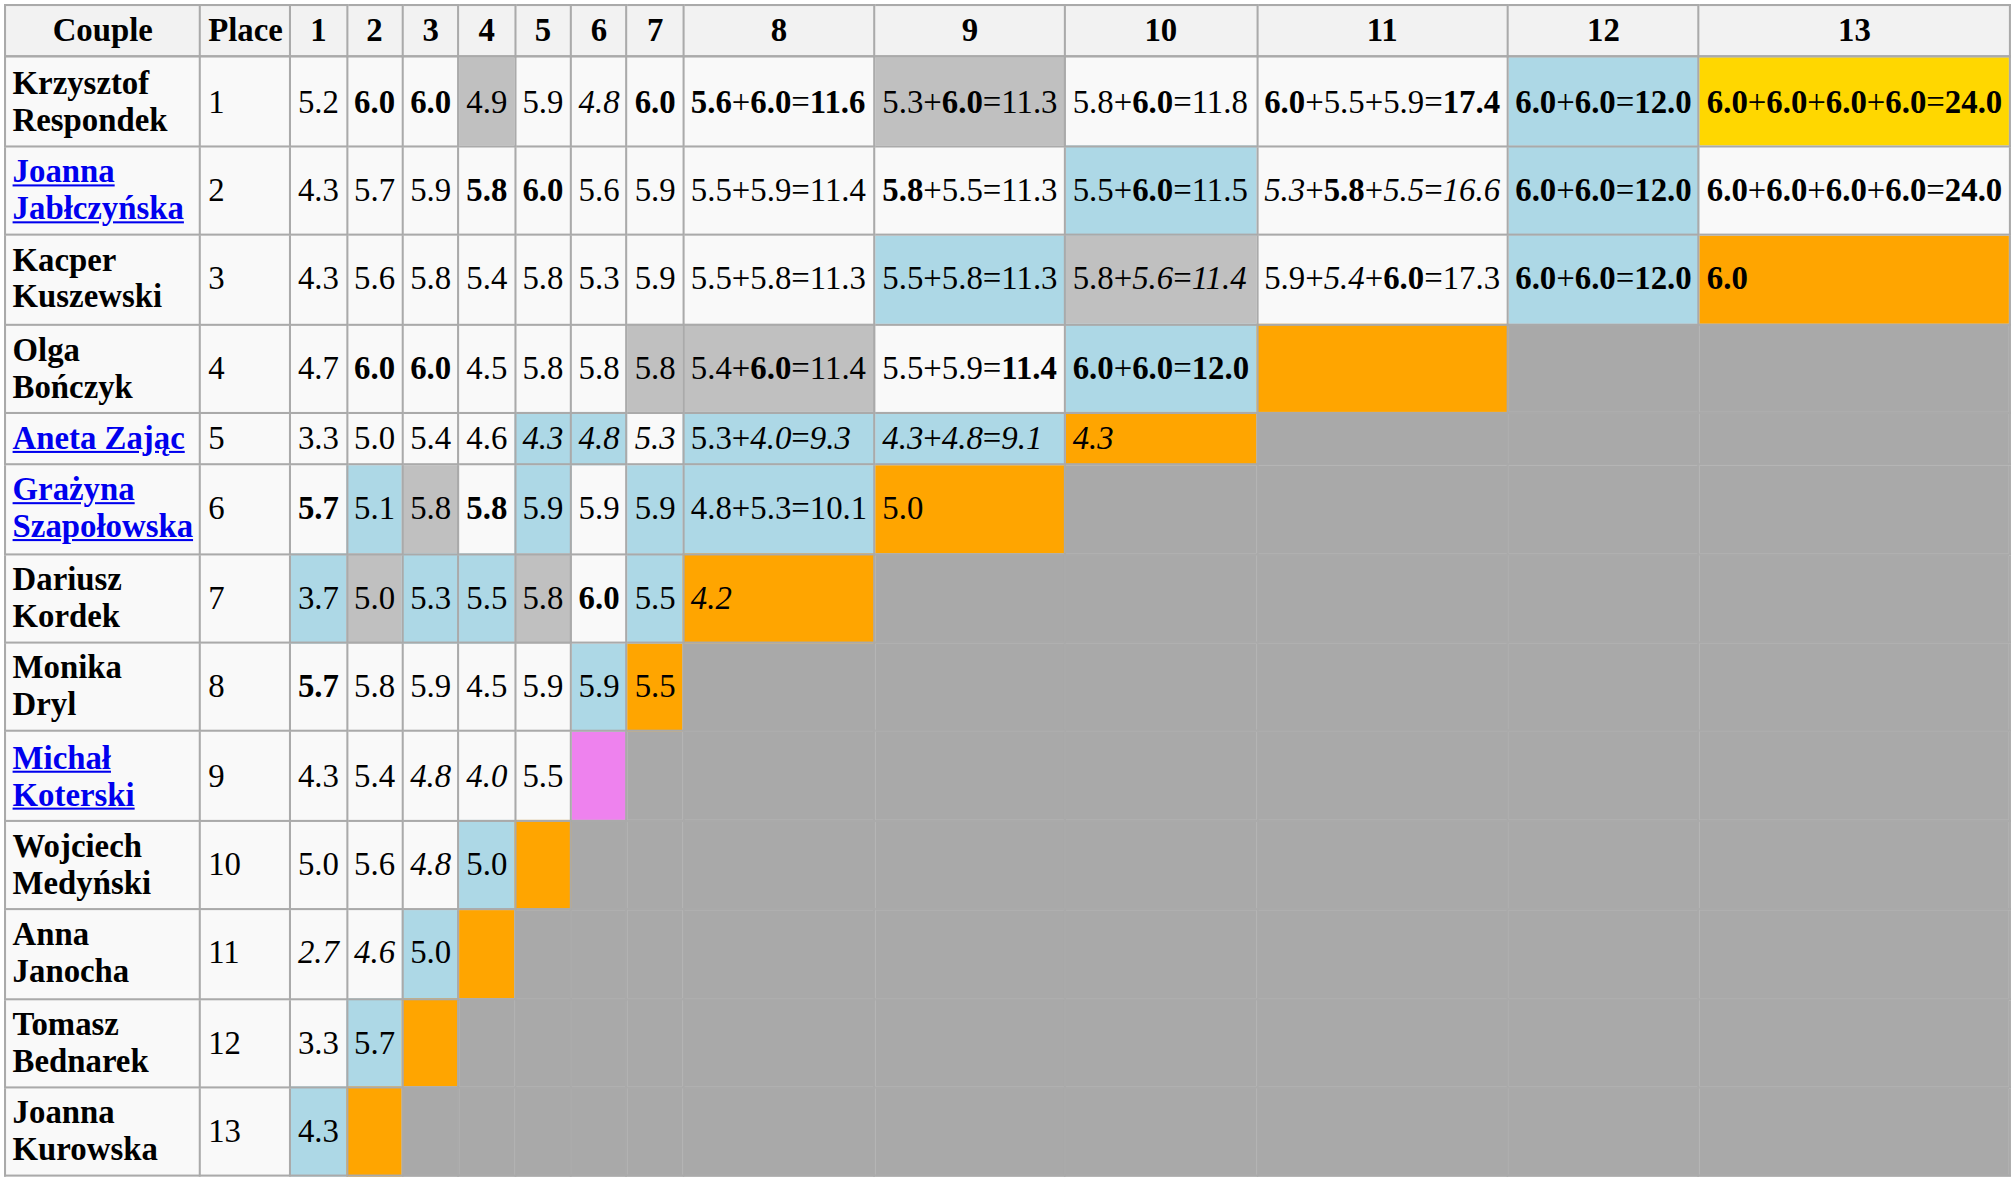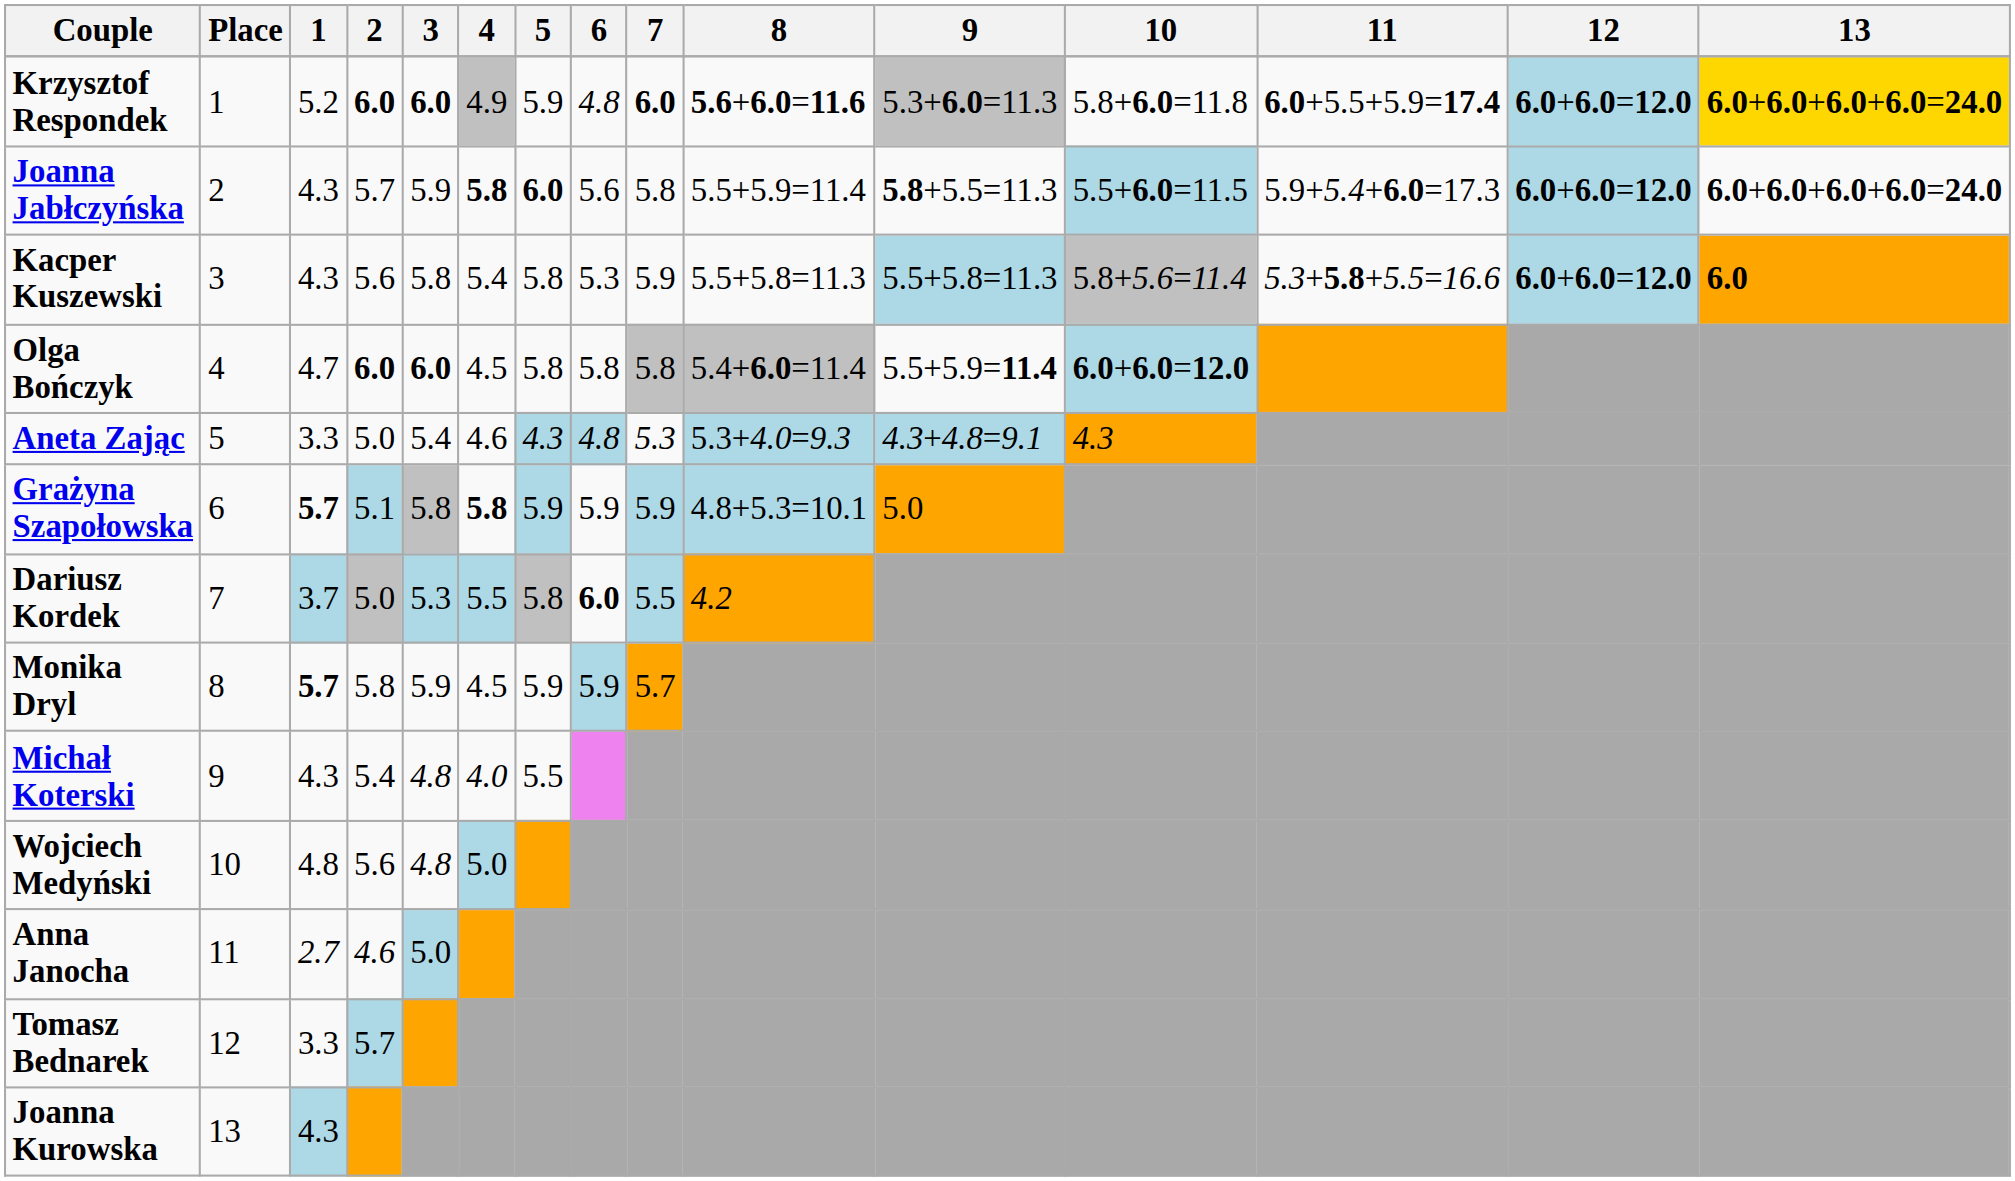(655, 189) 5.9 -> (655, 189) 5.8
(1382, 189) 5.3+5.8+5.5=16.6 -> (1382, 189) 5.9+5.4+6.0=17.3
(1382, 278) 5.9+5.4+6.0=17.3 -> (1382, 278) 5.3+5.8+5.5=16.6
(655, 686) 5.5 -> (655, 686) 5.7
(318, 864) 5.0 -> (318, 864) 4.8
